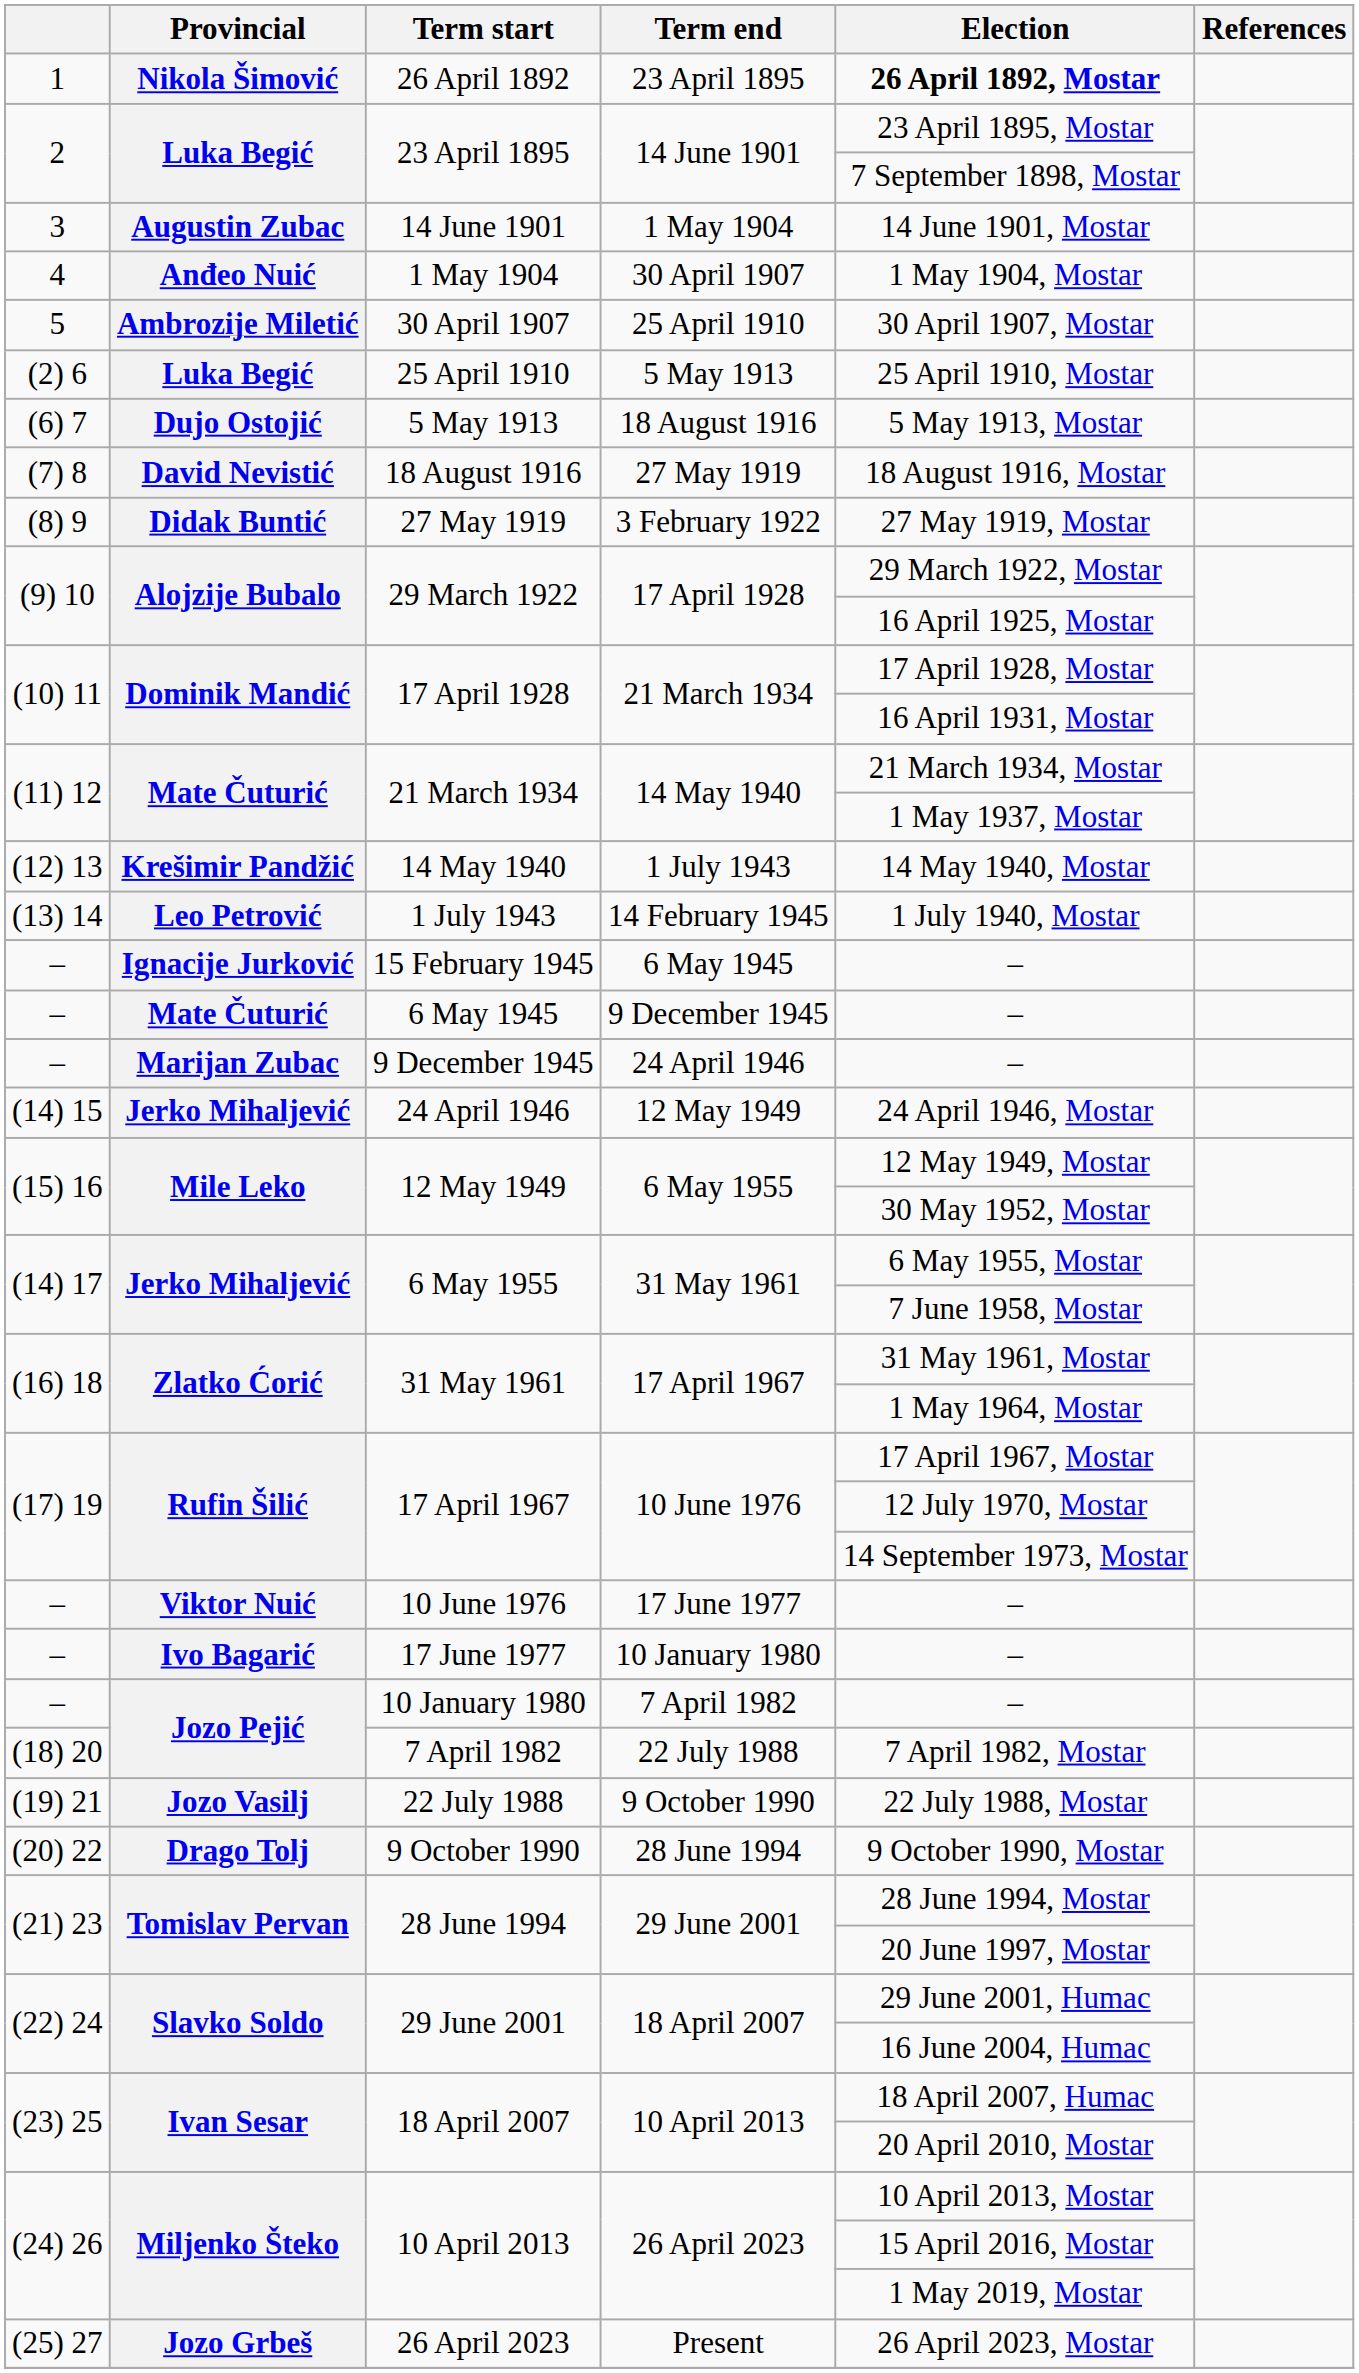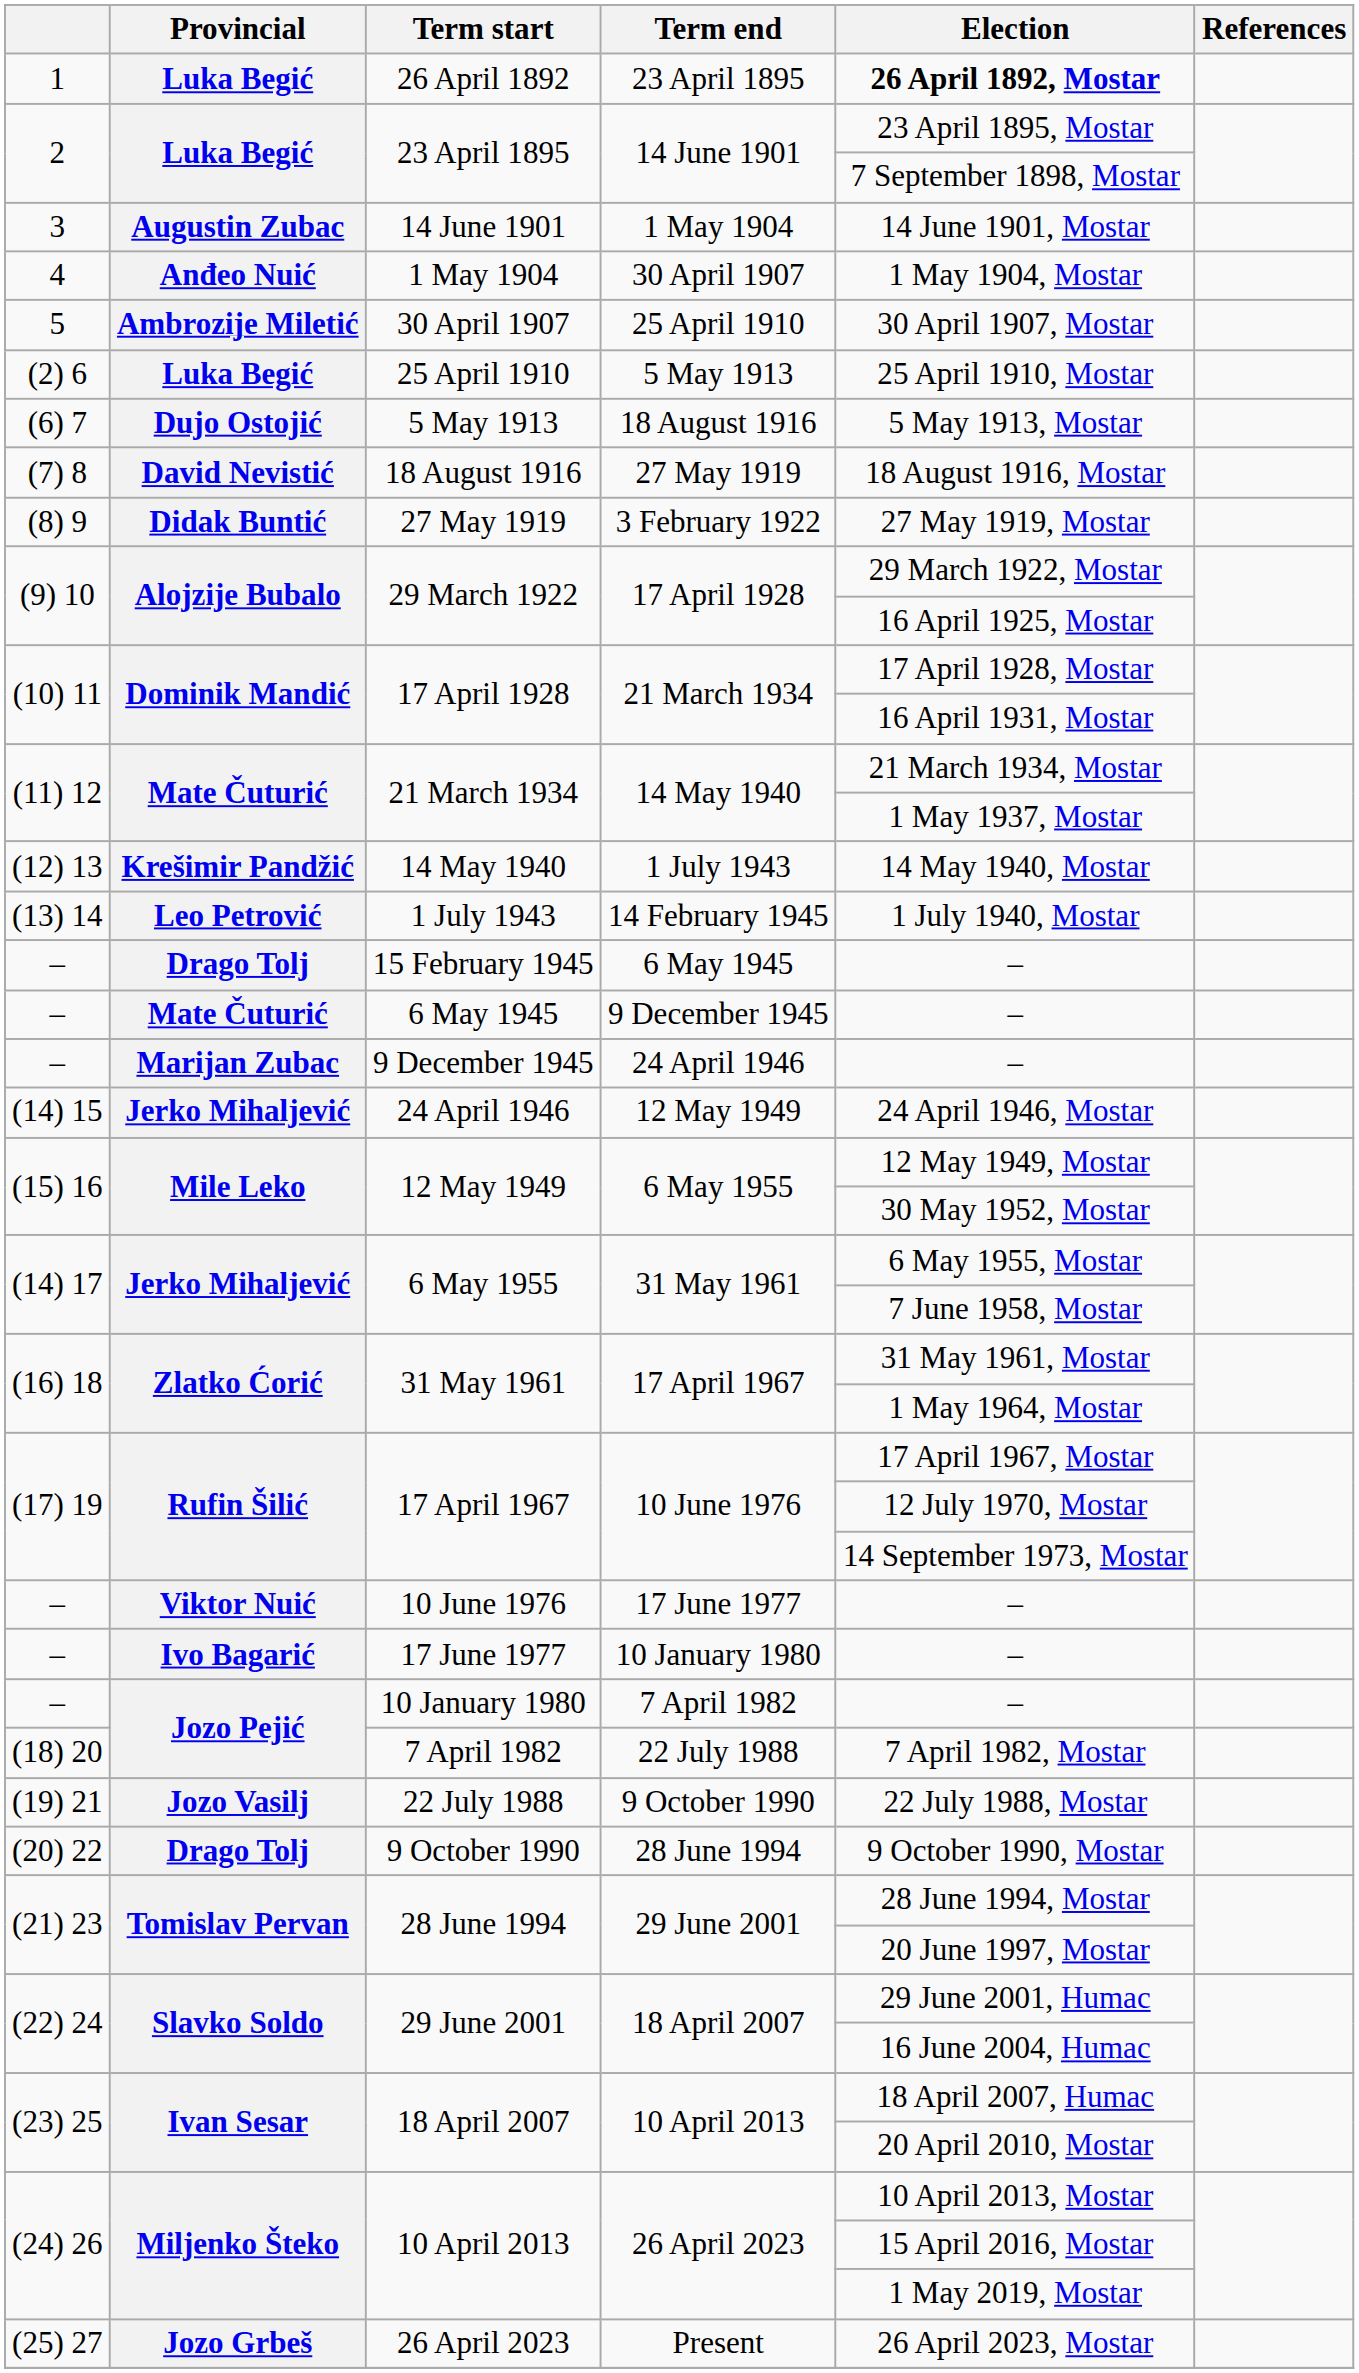(238, 78) Nikola Šimović -> (238, 78) Luka Begić
(238, 964) Ignacije Jurković -> (238, 964) Drago Tolj
